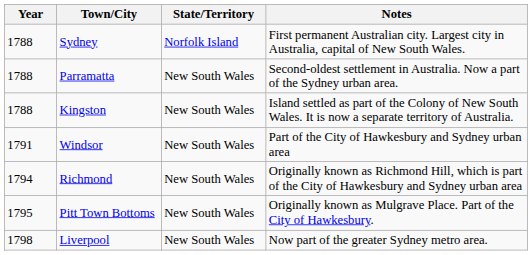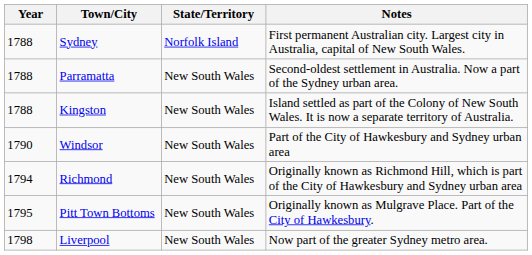(20, 144) 1791 -> (20, 144) 1790
